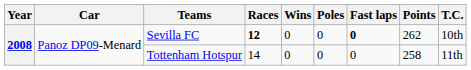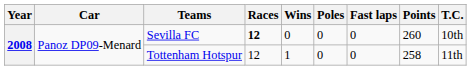(353, 35) bold -> (353, 35) normal
(412, 35) 262 -> (412, 35) 260
(254, 55) 14 -> (254, 55) 12
(287, 55) 0 -> (287, 55) 1
